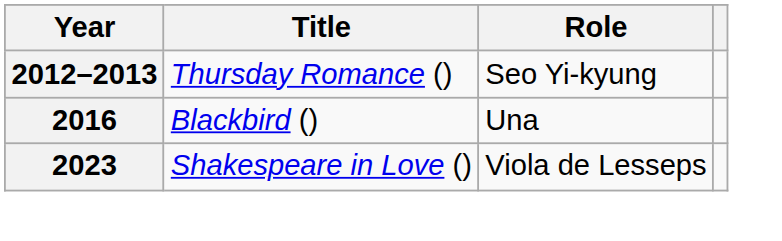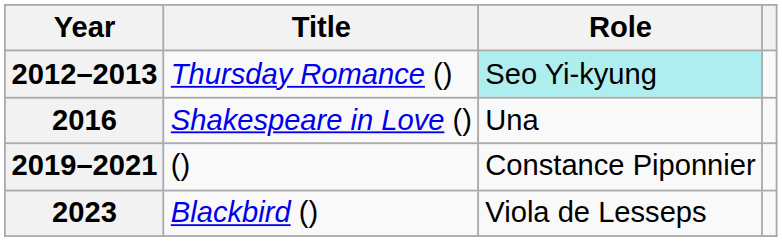(571, 73) no background -> (571, 73) paleturquoise background
(244, 119) Blackbird () -> (321, 119) Shakespeare in Love ()
+ row: (85, 166)
(321, 166) Shakespeare in Love () -> (244, 212) Blackbird ()
